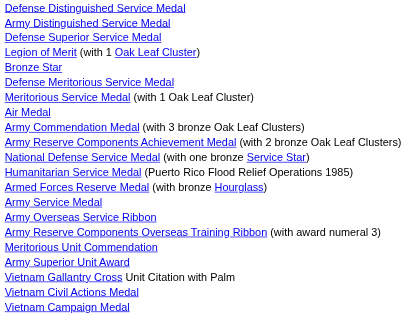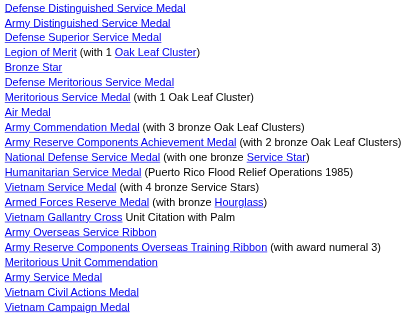+ row: (132, 187)
rows swapped: (53, 202) <-> (120, 277)
- row: (67, 262)
